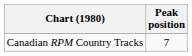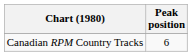(167, 42) 7 -> (167, 42) 6
